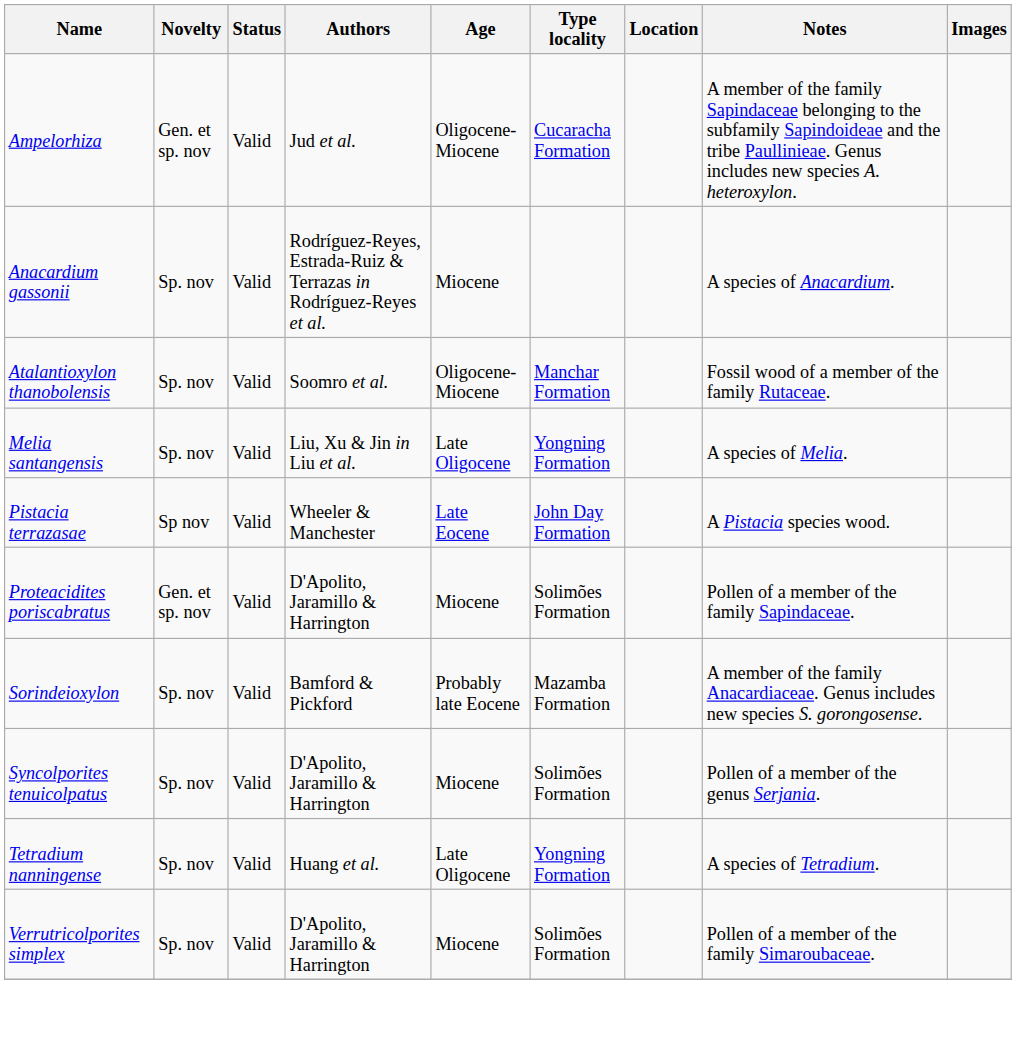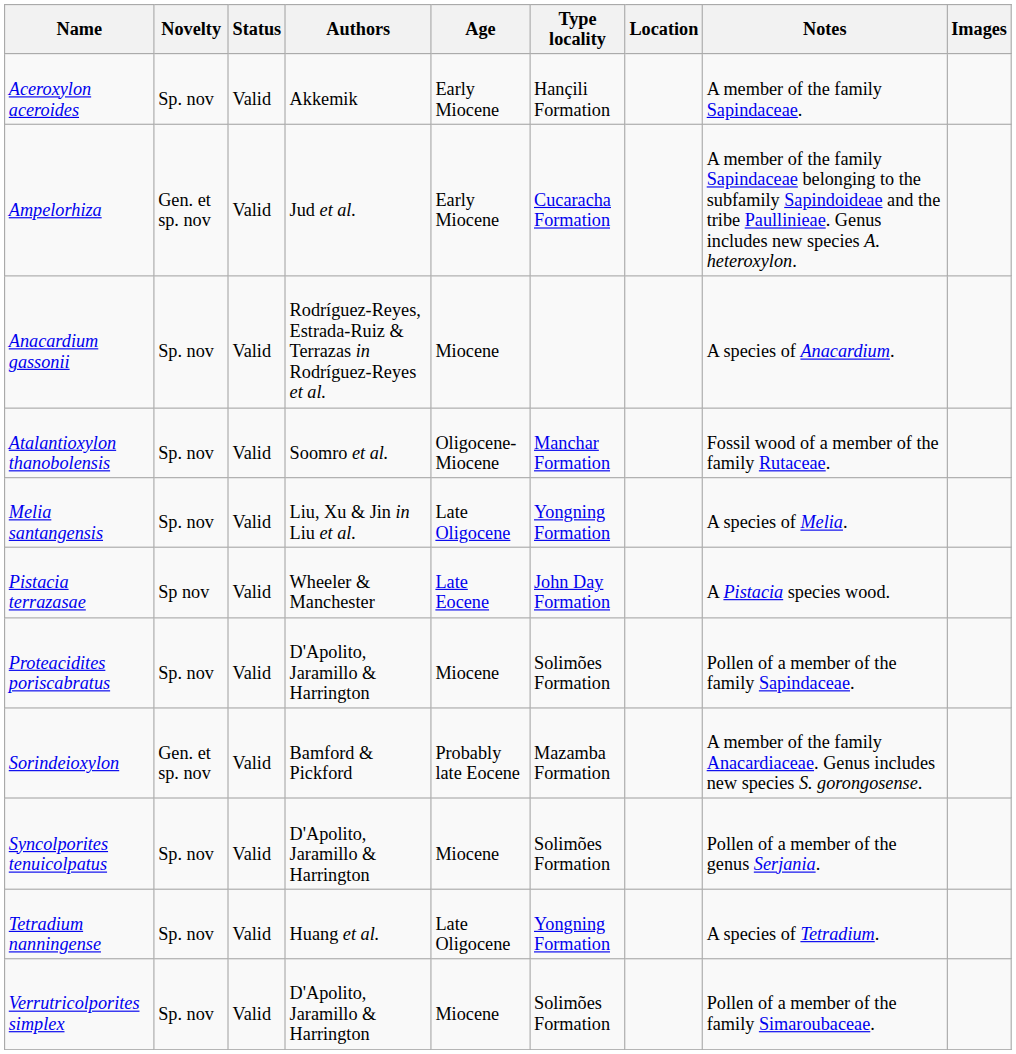+ row: (50, 99)
(476, 140) Oligocene-Miocene -> (467, 210) Early Miocene
(185, 602) Gen. et sp. nov -> (186, 672) Sp. nov
(186, 693) Sp. nov -> (185, 763) Gen. et sp. nov
